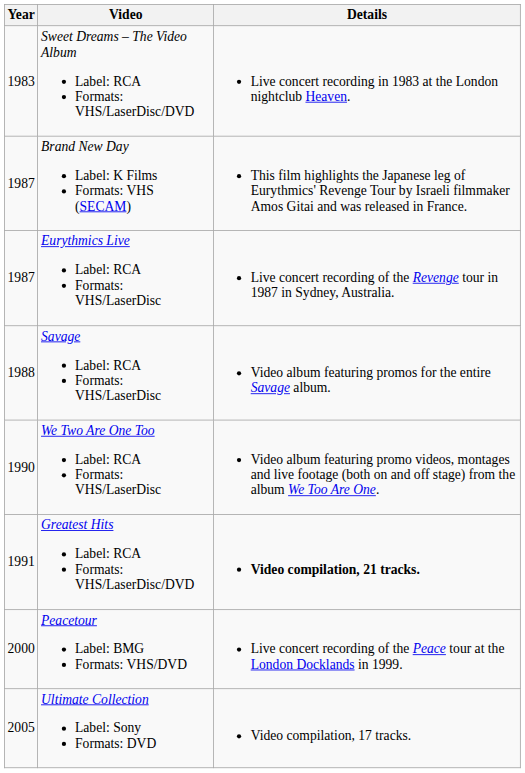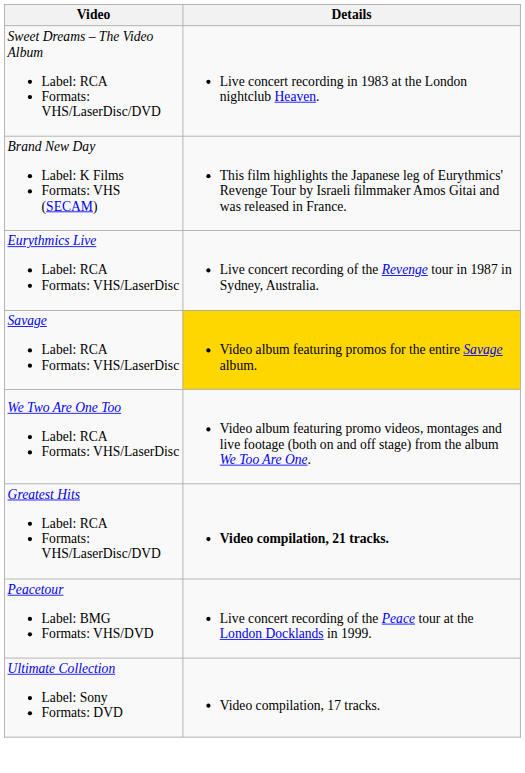- column: (21, 15)
(367, 380) no background -> (352, 357) gold background
